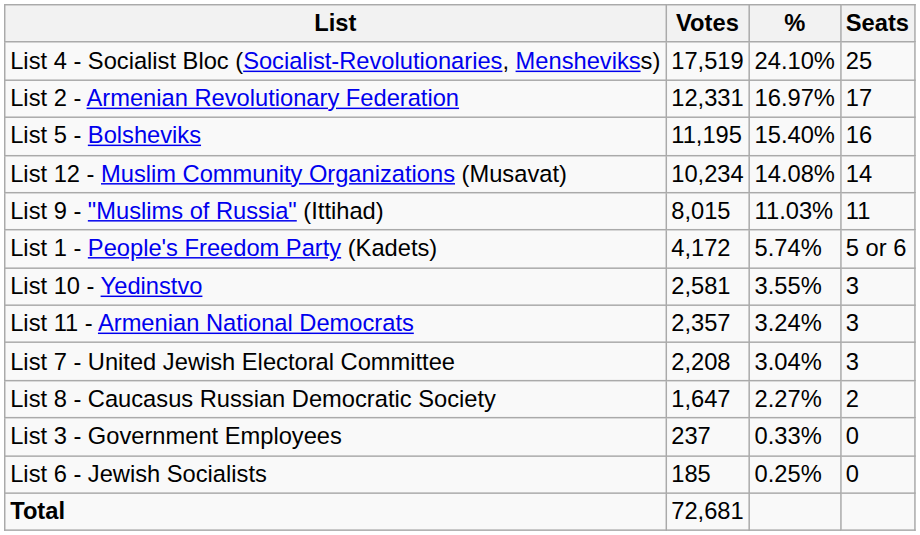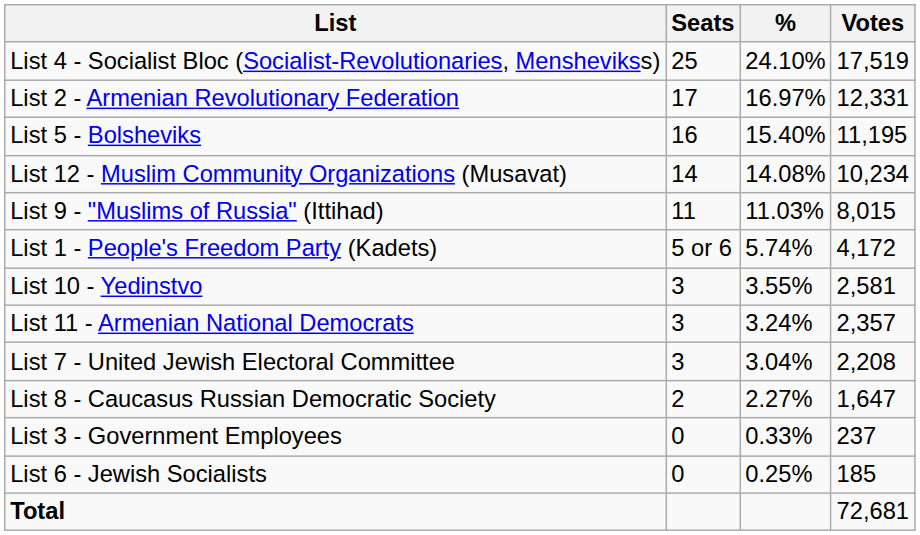columns swapped: (707, 23) <-> (877, 23)
